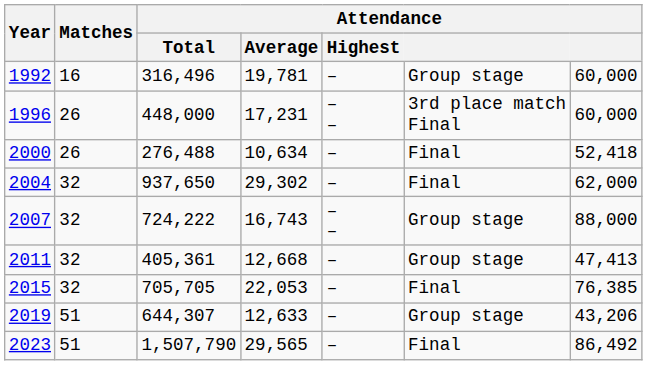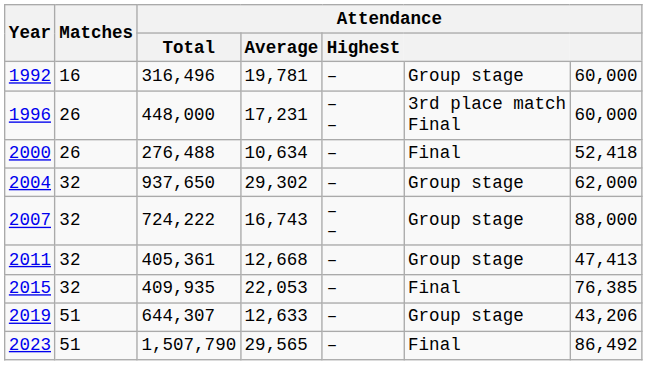(434, 182) Final -> (466, 182) Group stage
(178, 288) 705,705 -> (178, 288) 409,935
